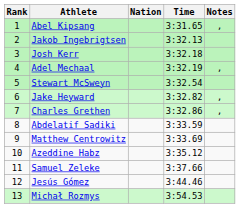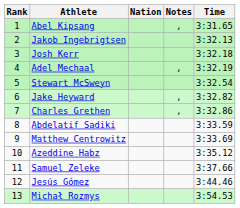columns swapped: (184, 11) <-> (220, 11)
